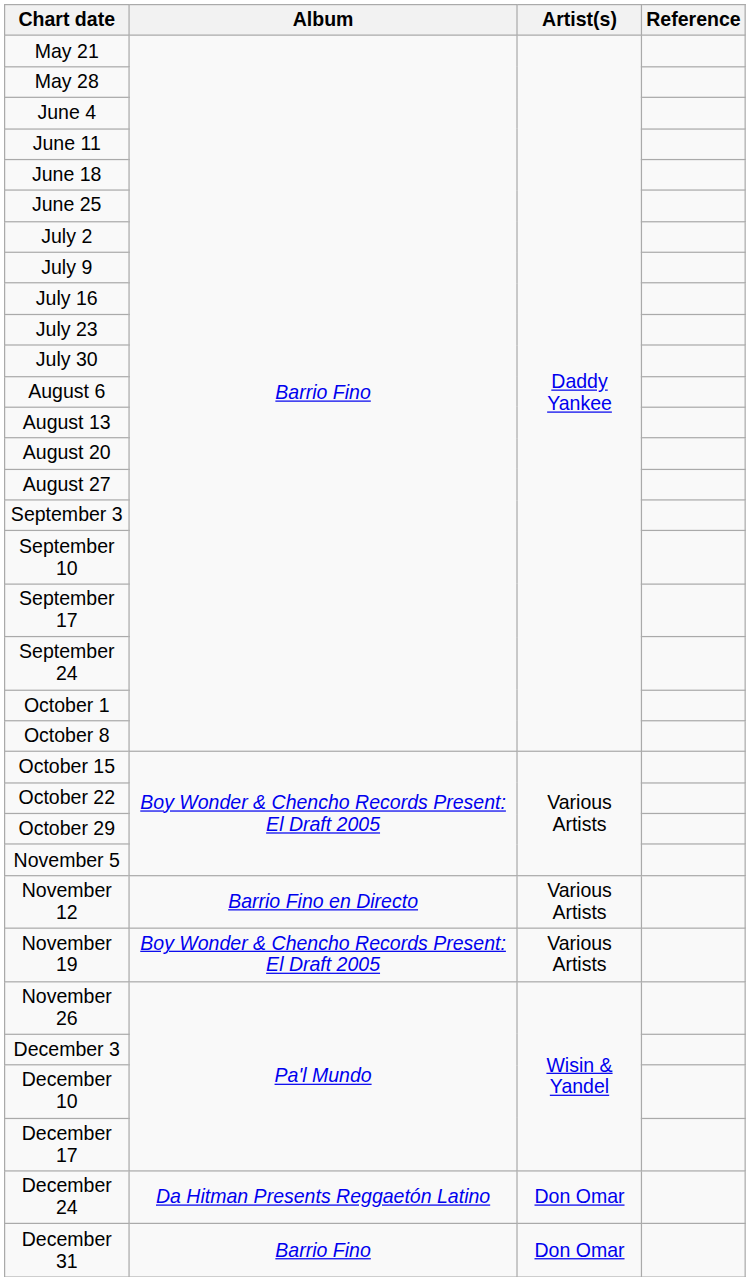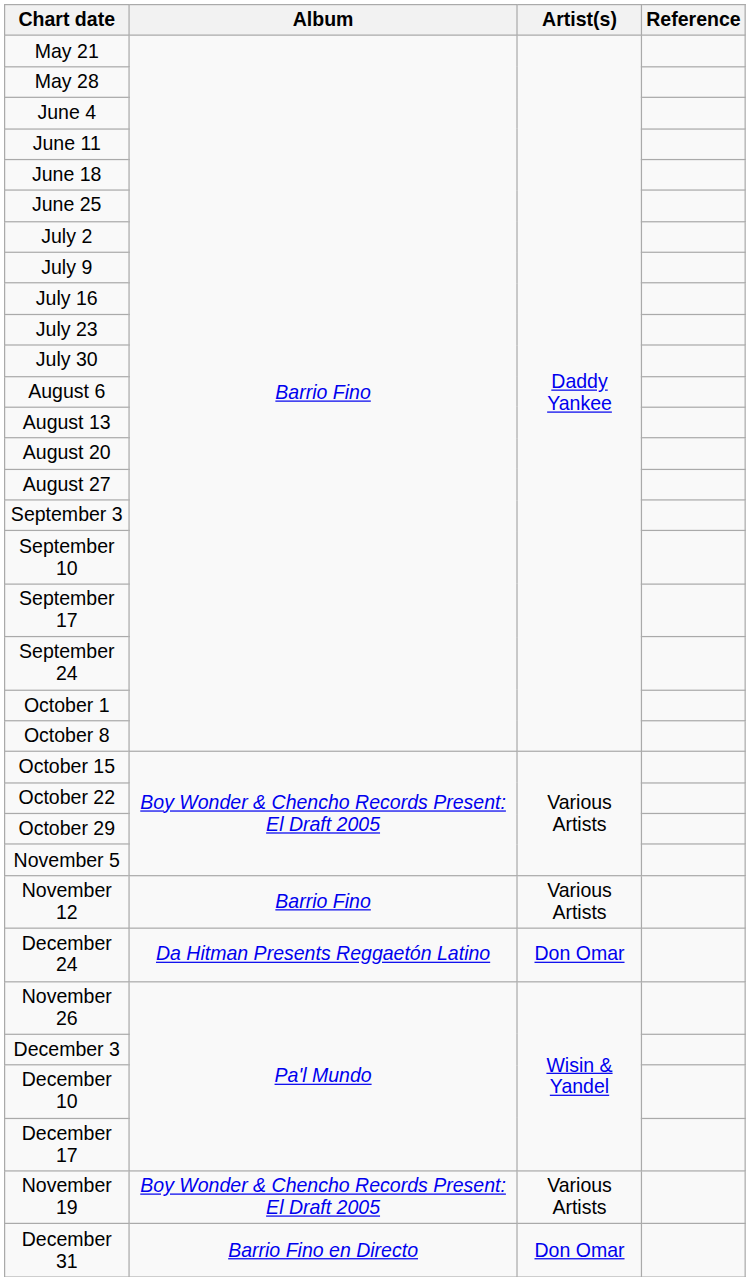(323, 901) Barrio Fino en Directo -> (323, 901) Barrio Fino
rows swapped: (67, 954) <-> (67, 1197)
(323, 1250) Barrio Fino -> (323, 1250) Barrio Fino en Directo
